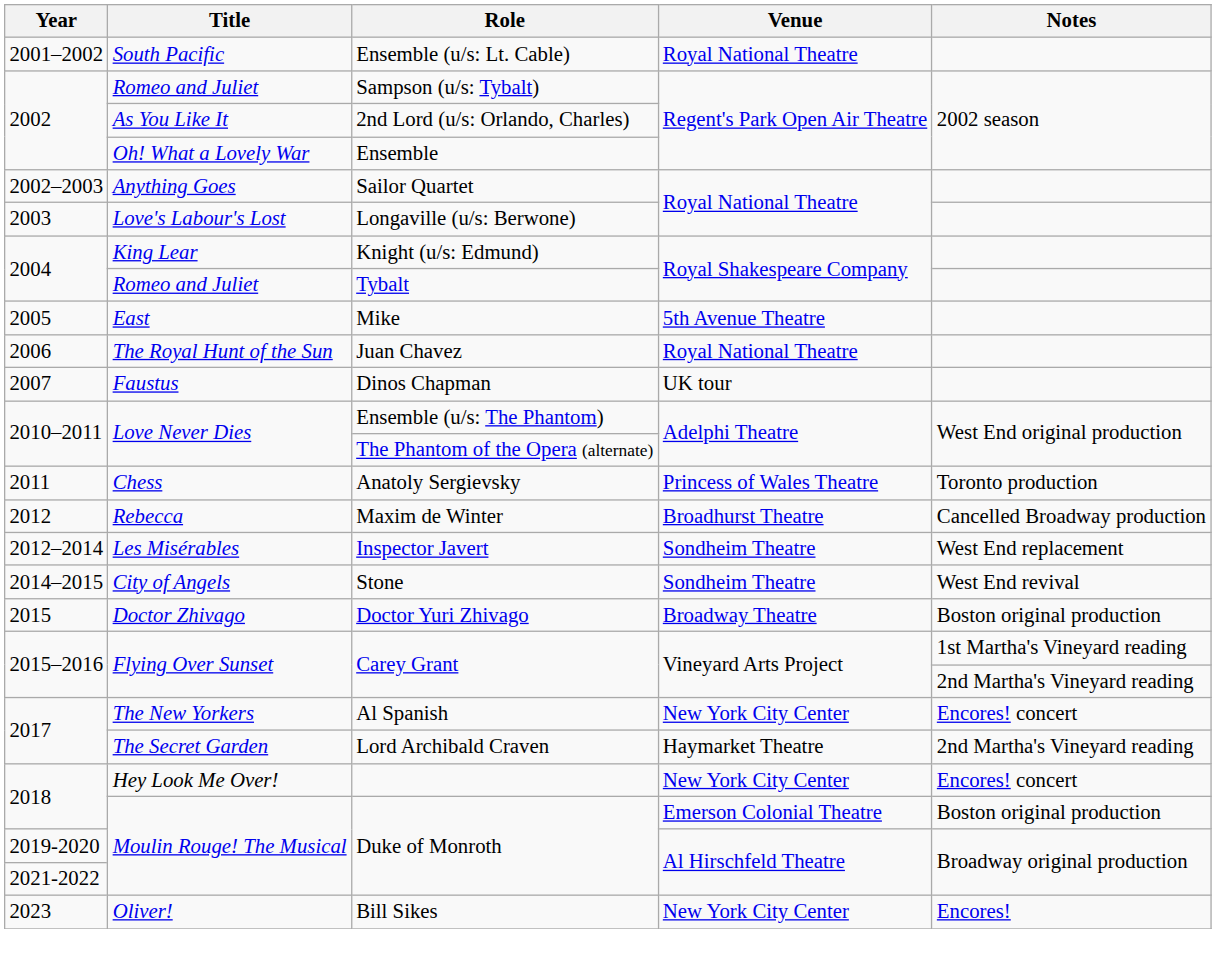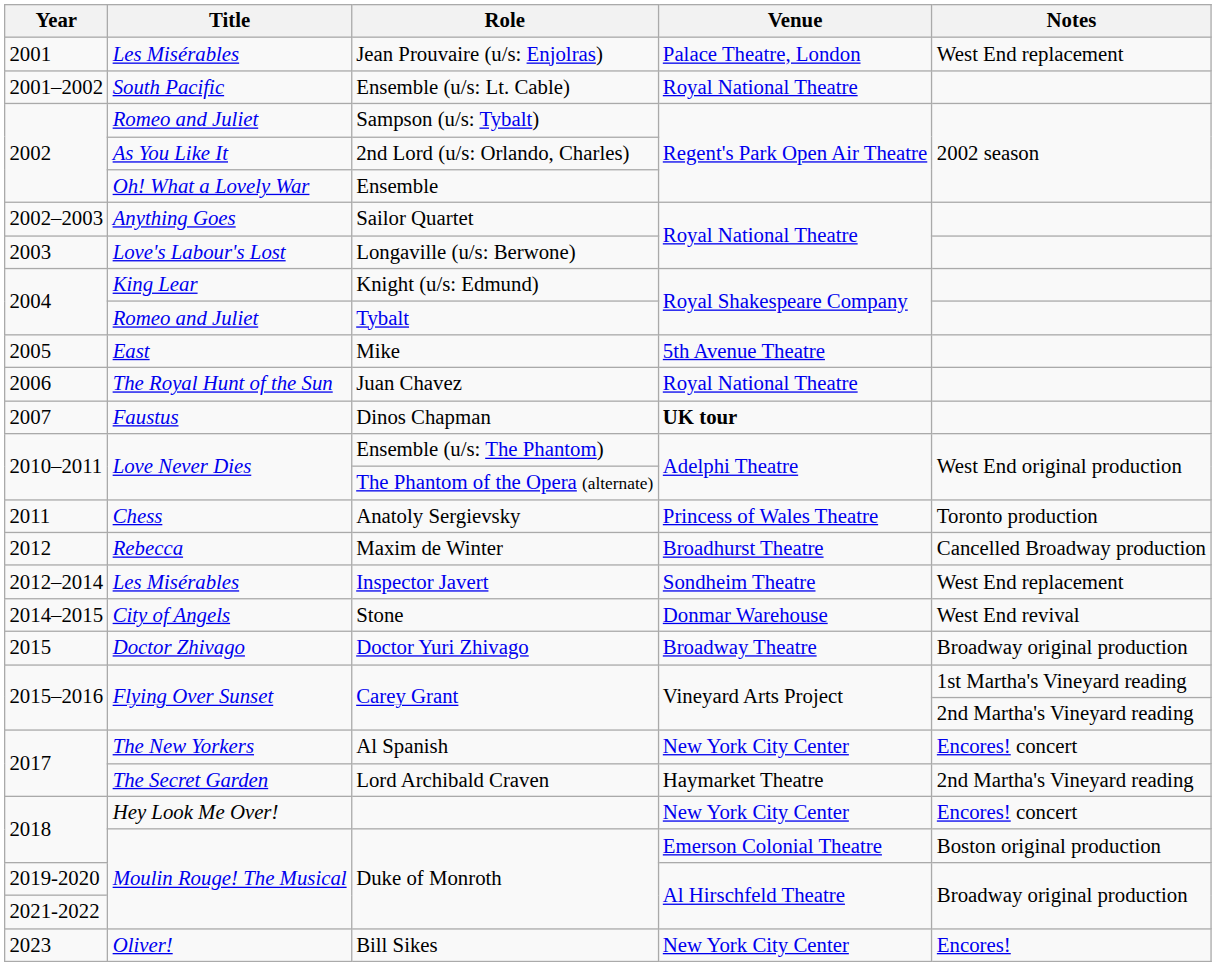+ row: (30, 53)
(697, 383) normal -> (700, 416) bold
(739, 581) Sondheim Theatre -> (745, 614) Donmar Warehouse
(1049, 614) Boston original production -> (1062, 647) Broadway original production
